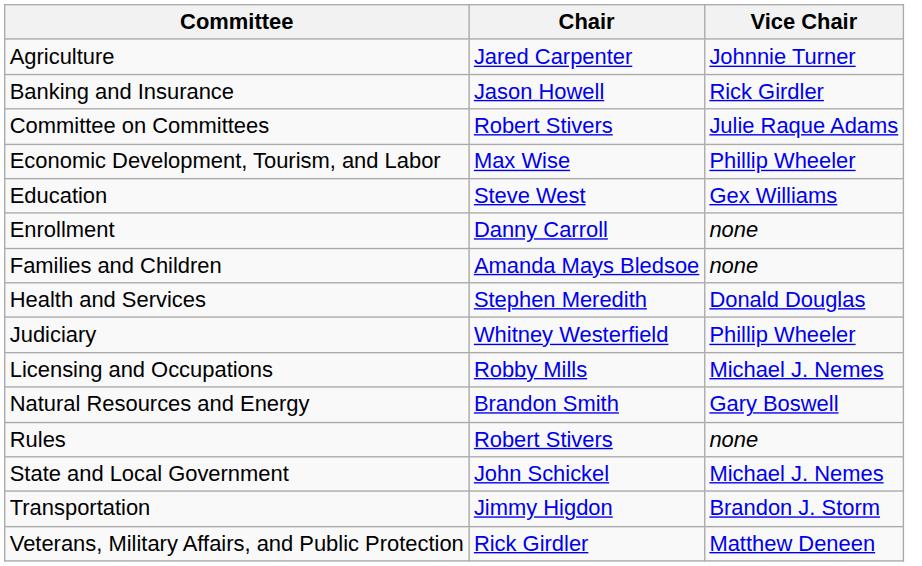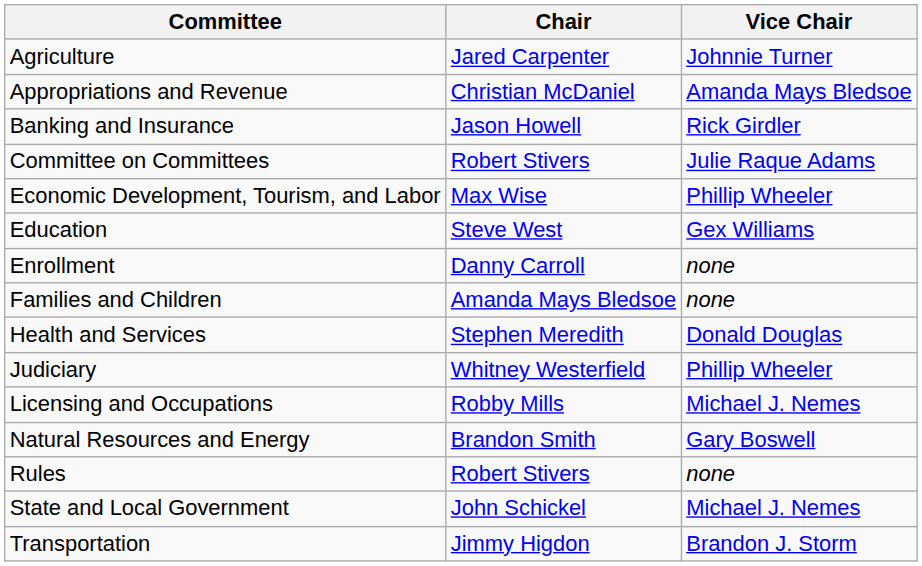+ row: (149, 91)
- row: (237, 543)
